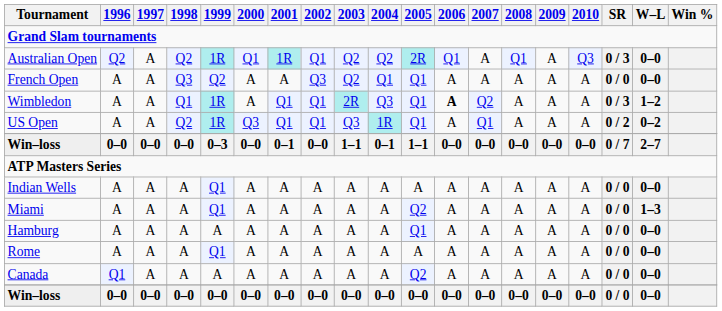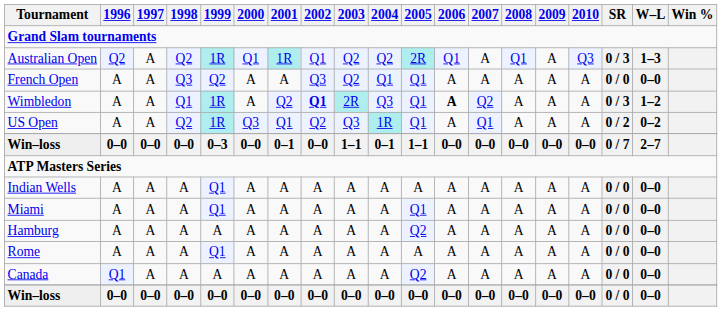(651, 58) 0–0 -> (651, 58) 1–3
(284, 101) Q1 -> (284, 101) Q2
(318, 101) normal -> (318, 101) bold
(318, 123) Q1 -> (318, 123) Q2
(418, 209) Q2 -> (418, 209) Q1
(651, 209) 1–3 -> (651, 209) 0–0
(418, 230) Q1 -> (418, 230) Q2
